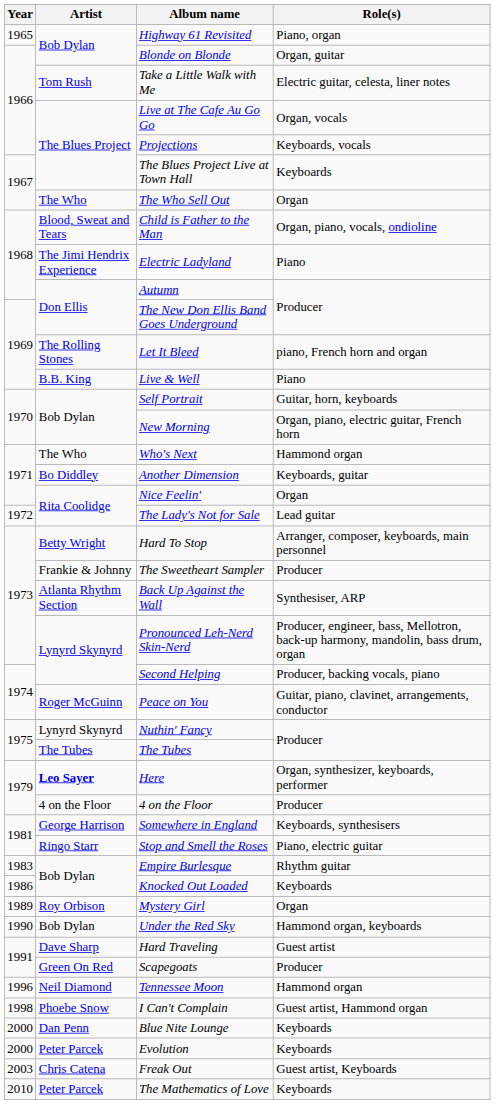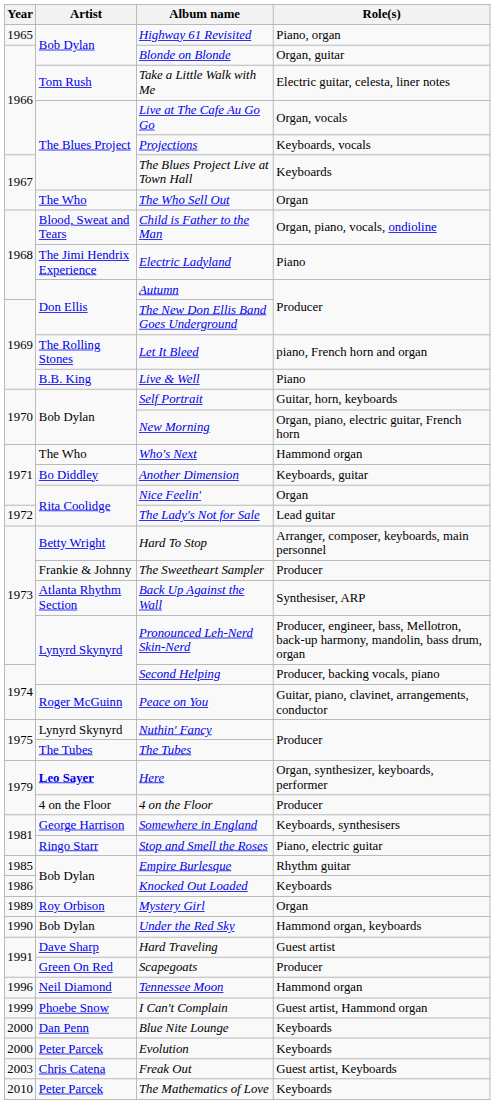(20, 865) 1983 -> (20, 865) 1985
(20, 1007) 1998 -> (20, 1007) 1999
